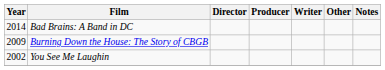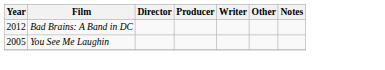(16, 27) 2014 -> (16, 27) 2012
- row: (119, 42)
(16, 57) 2002 -> (16, 42) 2005
